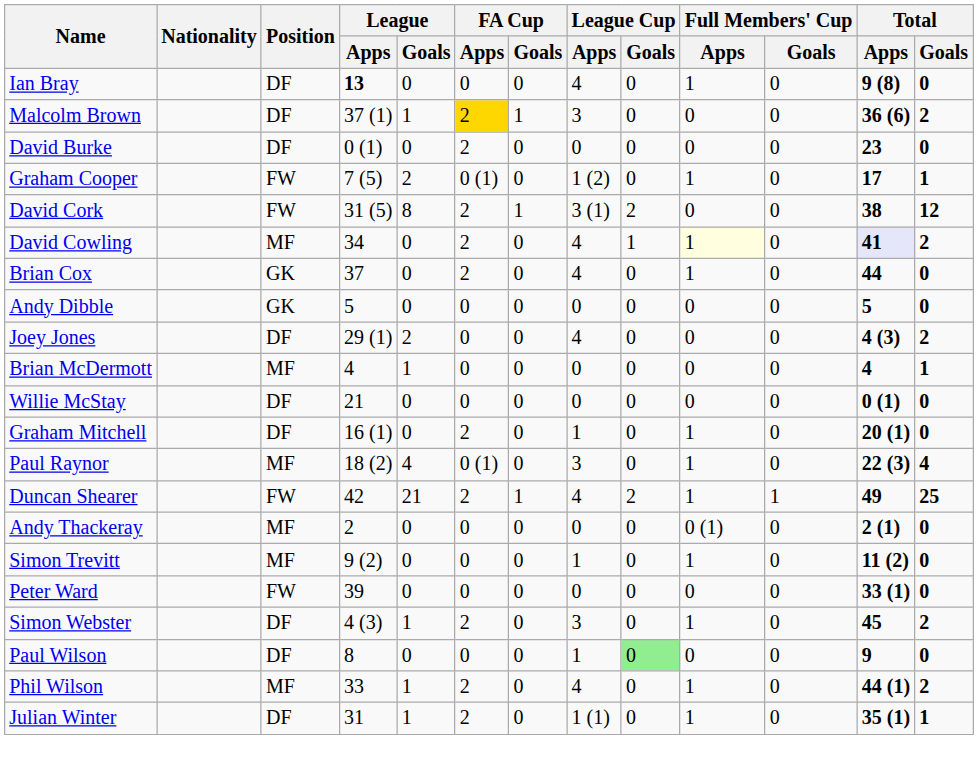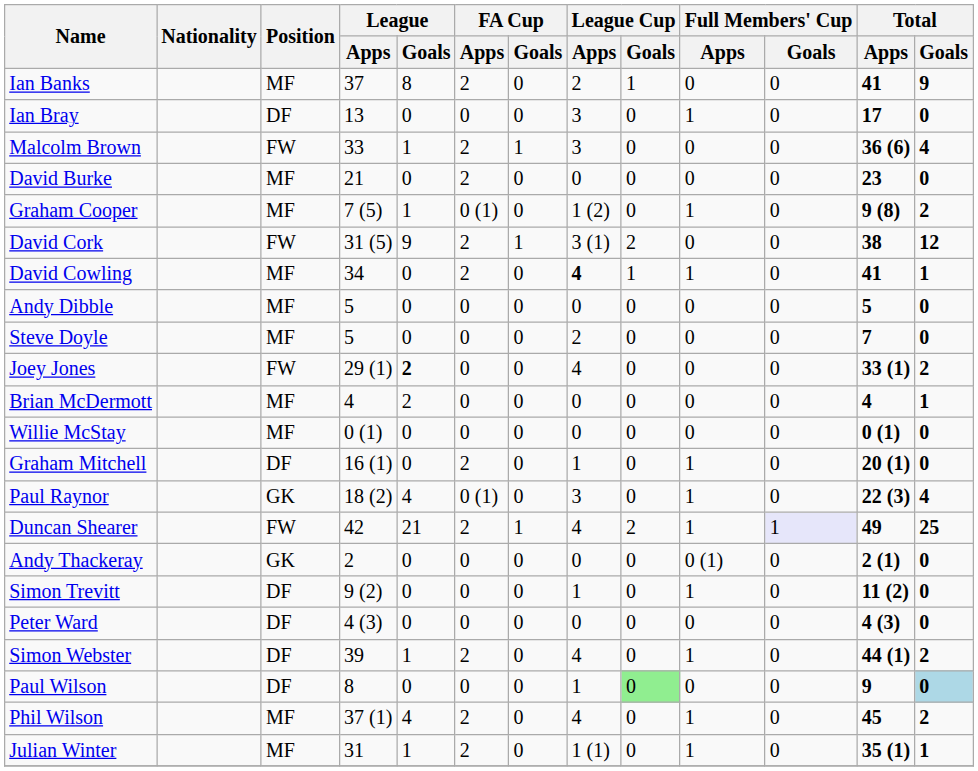+ row: (50, 83)
(354, 83) bold -> (354, 115) normal
(577, 83) 4 -> (577, 115) 3
(881, 83) 9 (8) -> (872, 115) 17
(279, 115) DF -> (281, 147) FW
(368, 115) 37 (1) -> (354, 147) 33
(465, 115) gold background -> (465, 147) no background
(924, 115) 2 -> (924, 147) 4
(279, 147) DF -> (280, 178) MF
(363, 147) 0 (1) -> (354, 178) 21
(281, 178) FW -> (280, 210) MF
(407, 178) 2 -> (407, 210) 1
(872, 178) 17 -> (881, 210) 9 (8)
(924, 178) 1 -> (924, 210) 2
(407, 210) 8 -> (407, 242) 9
(577, 242) normal -> (577, 274) bold
(690, 242) lightyellow background -> (690, 274) no background
(872, 242) lavender background -> (872, 274) no background
(924, 242) 2 -> (924, 274) 1
- row: (51, 274)
(280, 305) GK -> (280, 305) MF
+ row: (58, 337)
(279, 337) DF -> (281, 369) FW
(407, 337) normal -> (407, 369) bold
(881, 337) 4 (3) -> (886, 369) 33 (1)
(407, 369) 1 -> (407, 400) 2
(279, 400) DF -> (280, 432) MF
(354, 400) 21 -> (363, 432) 0 (1)
(280, 464) MF -> (280, 496) GK
(775, 496) no background -> (775, 527) lavender background
(280, 527) MF -> (280, 559) GK
(280, 559) MF -> (279, 591) DF
(281, 591) FW -> (279, 623) DF
(354, 591) 39 -> (363, 623) 4 (3)
(886, 591) 33 (1) -> (881, 623) 4 (3)
(363, 623) 4 (3) -> (354, 654) 39
(577, 623) 3 -> (577, 654) 4
(872, 623) 45 -> (886, 654) 44 (1)
(924, 654) no background -> (924, 686) lightblue background
(354, 686) 33 -> (368, 718) 37 (1)
(407, 686) 1 -> (407, 718) 4
(886, 686) 44 (1) -> (872, 718) 45
(279, 718) DF -> (280, 749) MF
